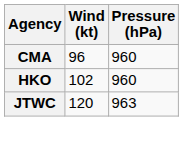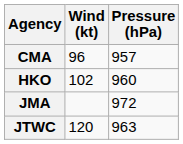(124, 56) 960 -> (124, 56) 957
+ row: (35, 103)
